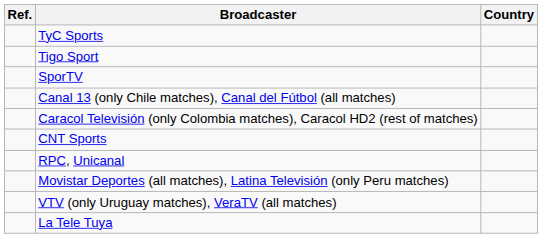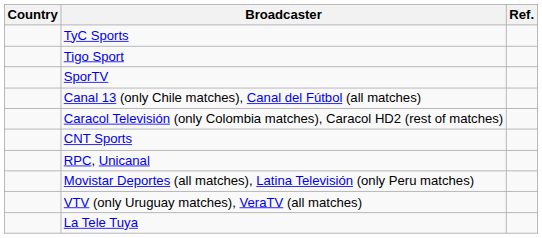columns swapped: (509, 14) <-> (20, 14)
